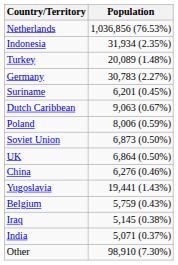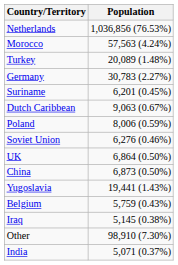+ row: (25, 44)
- row: (26, 44)
(142, 140) 6,873 (0.50%) -> (142, 140) 6,276 (0.46%)
(142, 172) 6,276 (0.46%) -> (142, 172) 6,873 (0.50%)
rows swapped: (17, 236) <-> (18, 252)
